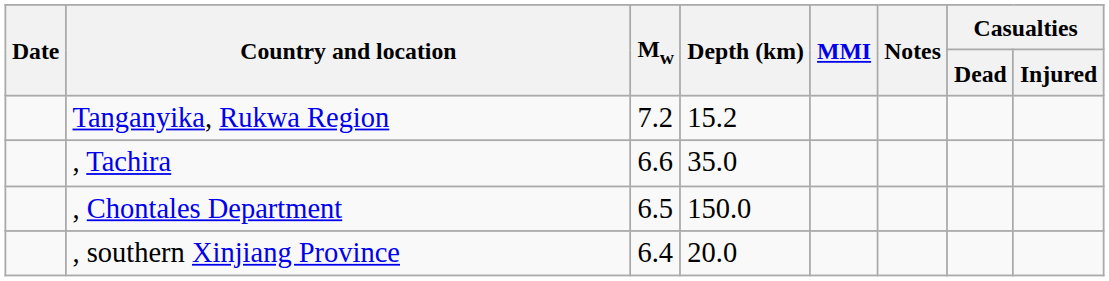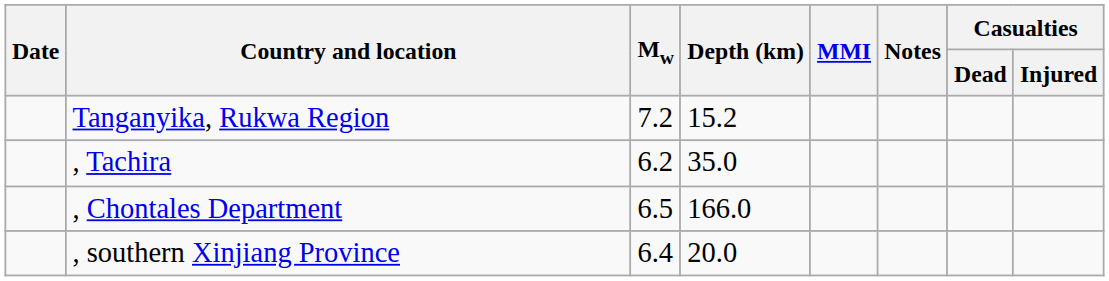(655, 162) 6.6 -> (655, 162) 6.2
(719, 207) 150.0 -> (719, 207) 166.0
